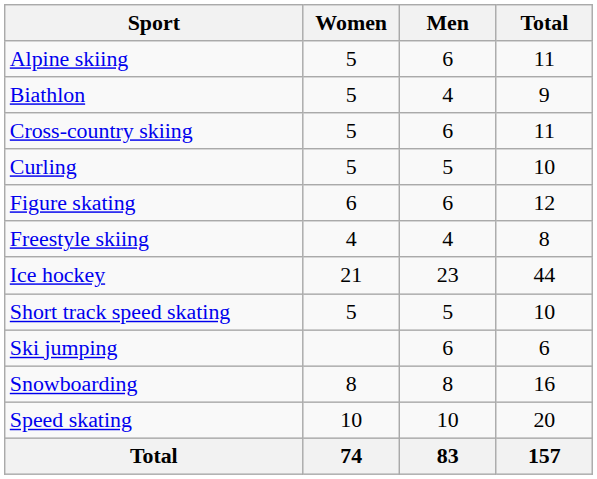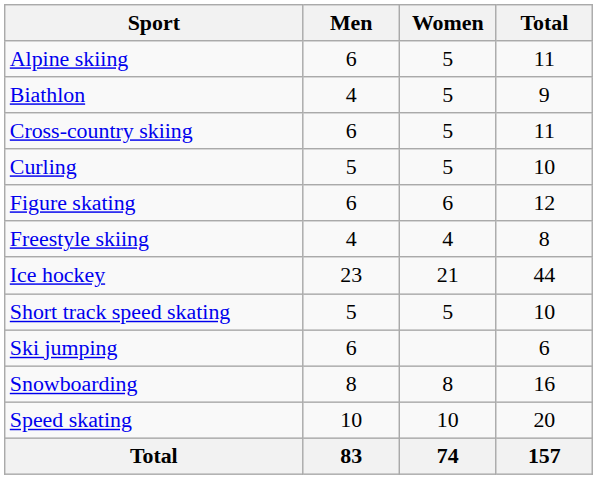columns swapped: (448, 22) <-> (351, 22)
